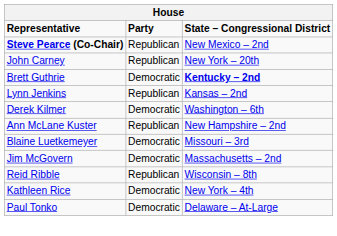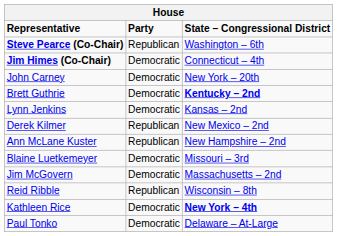(227, 45) New Mexico – 2nd -> (224, 45) Washington – 6th
+ row: (59, 61)
(154, 61) Republican -> (154, 77) Democratic
(154, 93) Republican -> (154, 110) Democratic
(154, 110) Democratic -> (154, 126) Republican
(224, 110) Washington – 6th -> (227, 126) New Mexico – 2nd
(219, 191) normal -> (221, 207) bold
